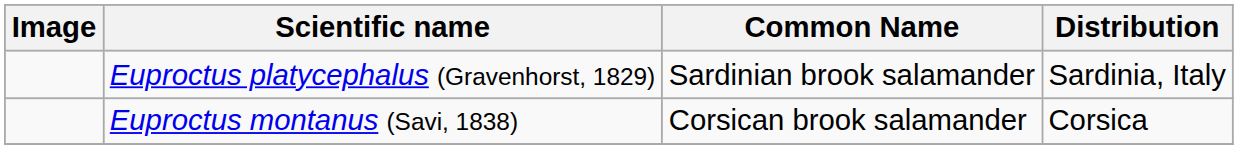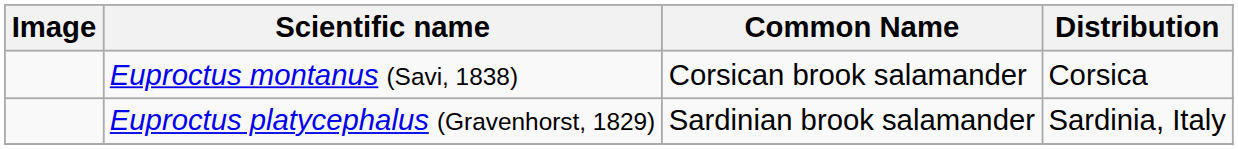rows swapped: (314, 120) <-> (383, 74)
